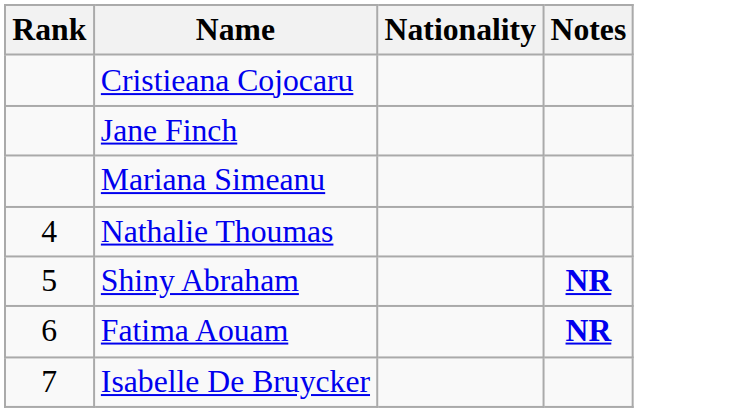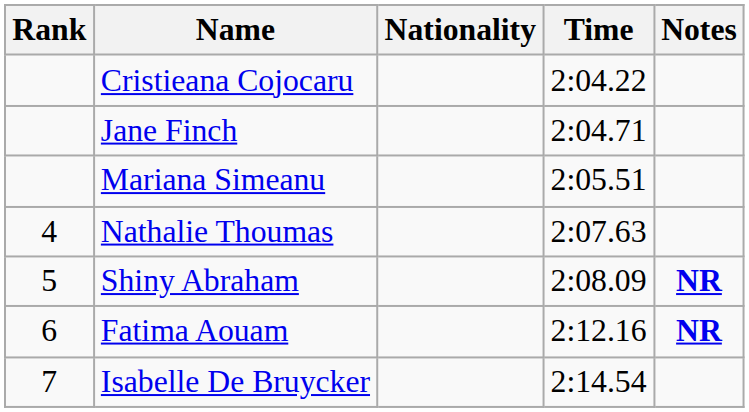+ column: (599, 29)
